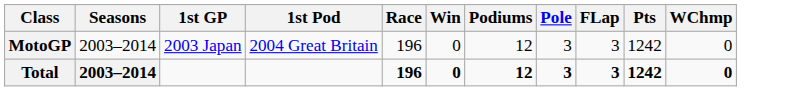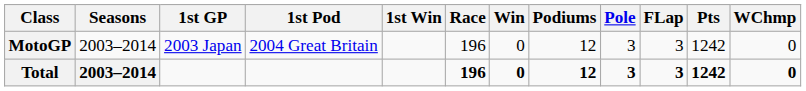+ column: (414, 18)
